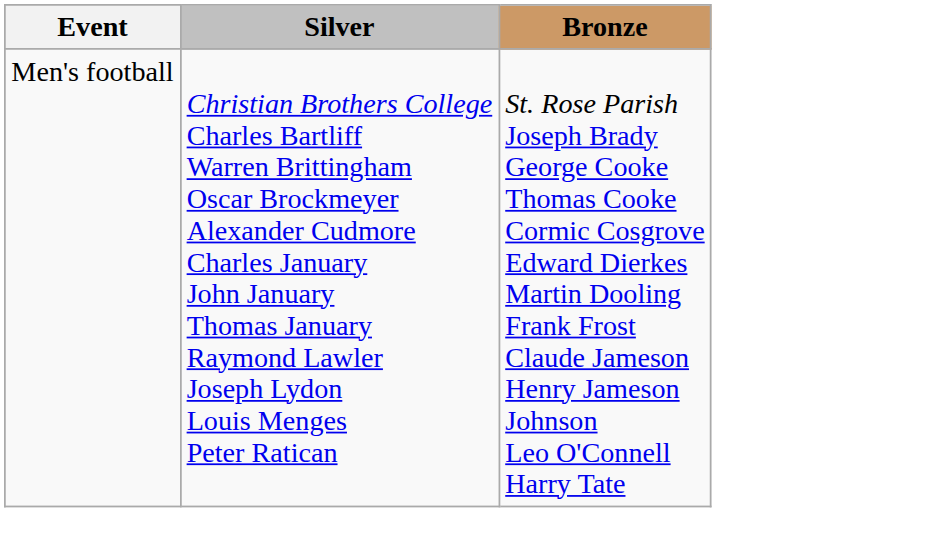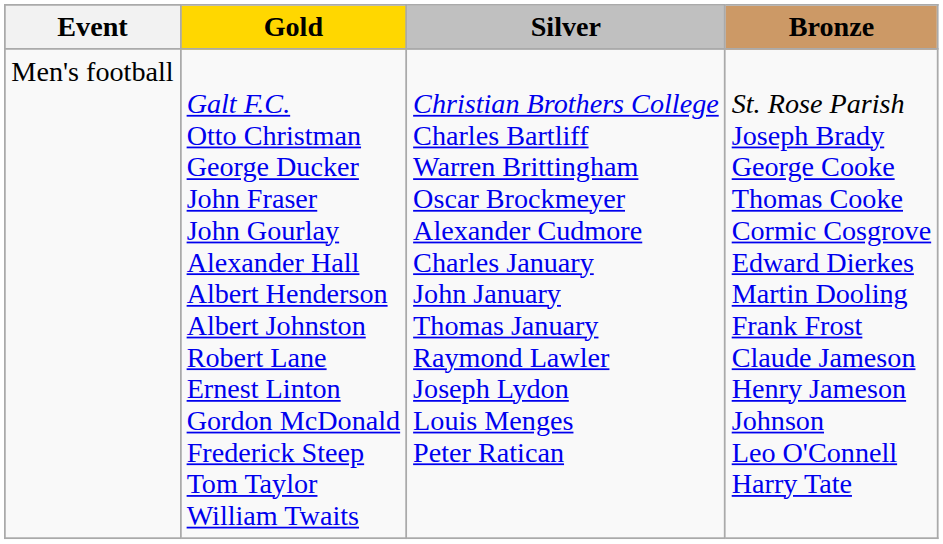+ column: (293, 26)
